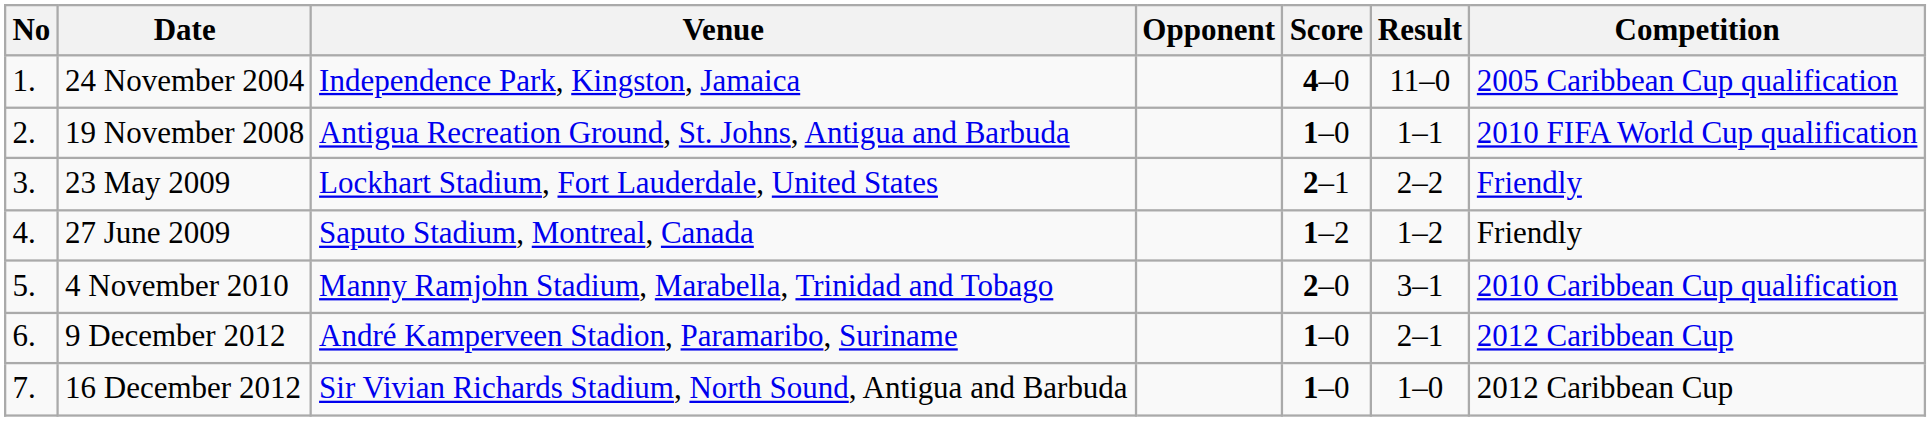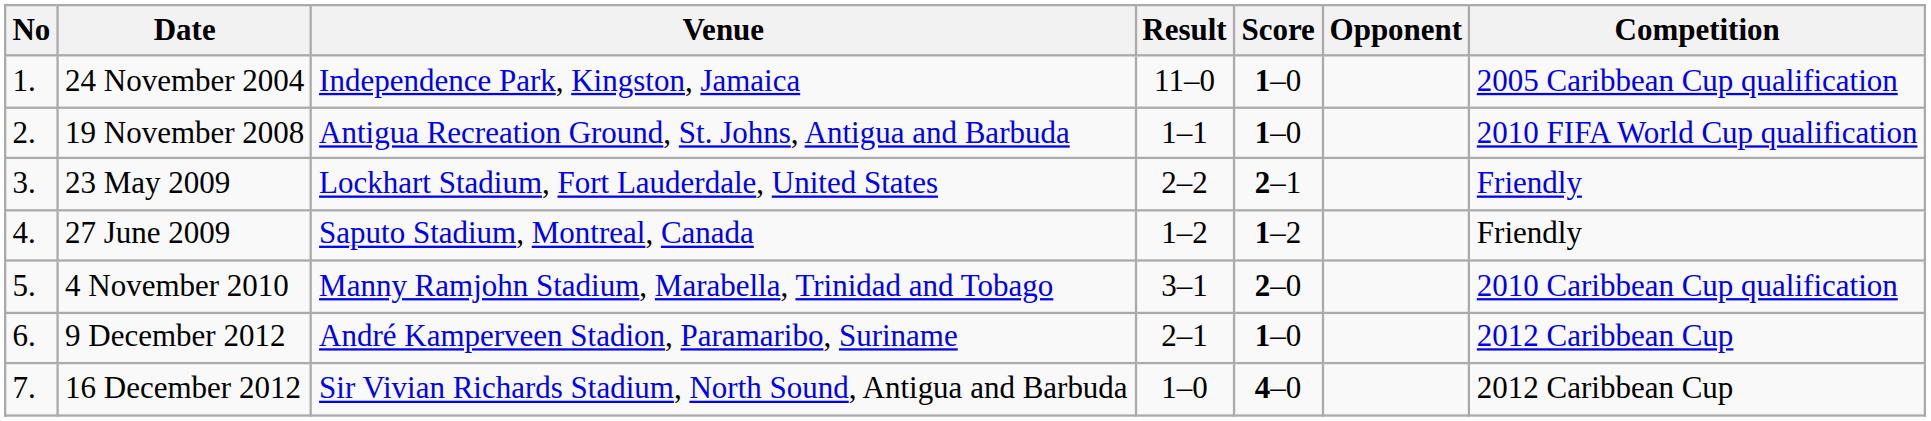columns swapped: (1209, 29) <-> (1420, 29)
(1326, 80) 4–0 -> (1278, 80) 1–0
(1326, 387) 1–0 -> (1278, 387) 4–0
